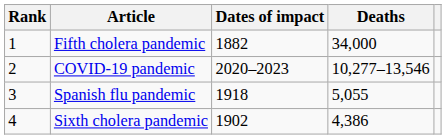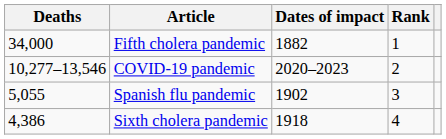columns swapped: (27, 17) <-> (381, 17)
(232, 95) 1918 -> (292, 95) 1902
(232, 120) 1902 -> (292, 120) 1918
